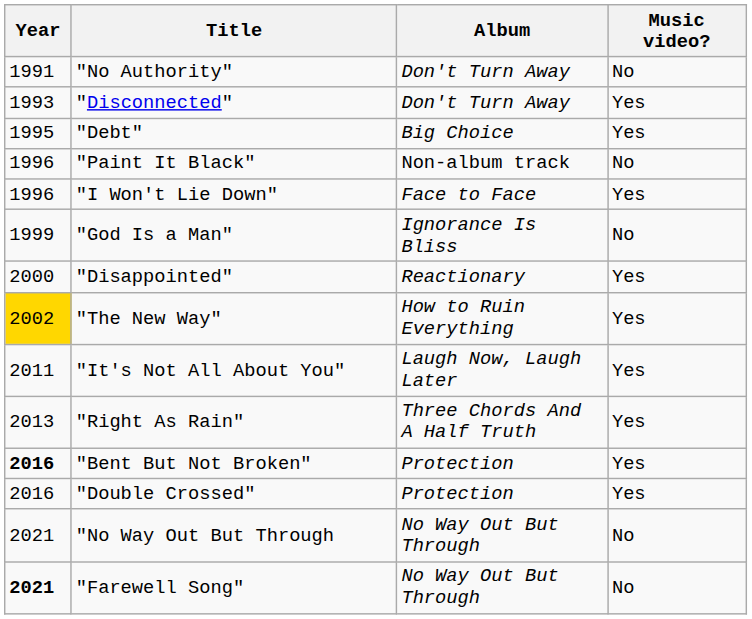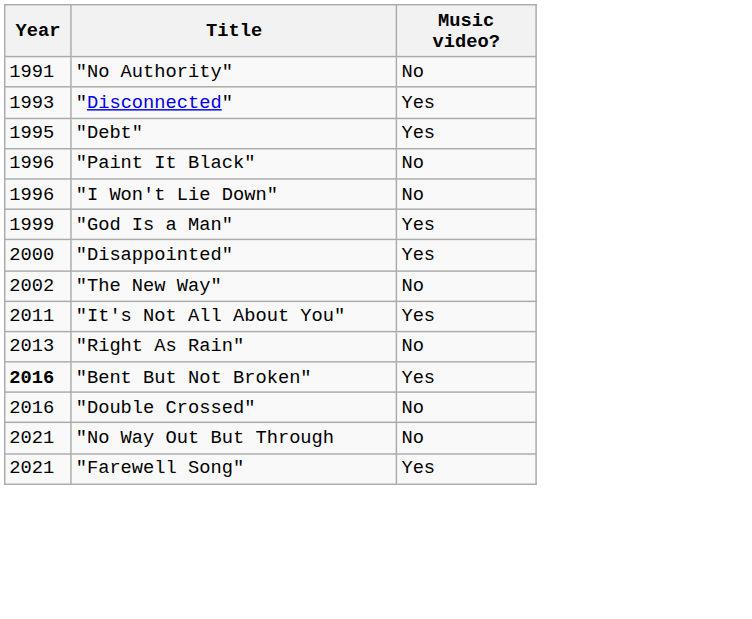- column: (502, 31)
(629, 194) Yes -> (413, 194) No
(623, 235) No -> (418, 225) Yes
(32, 318) gold background -> (32, 286) no background
(629, 318) Yes -> (413, 286) No
(629, 422) Yes -> (413, 347) No
(629, 494) Yes -> (413, 408) No
(32, 588) bold -> (32, 469) normal
(623, 588) No -> (418, 469) Yes
